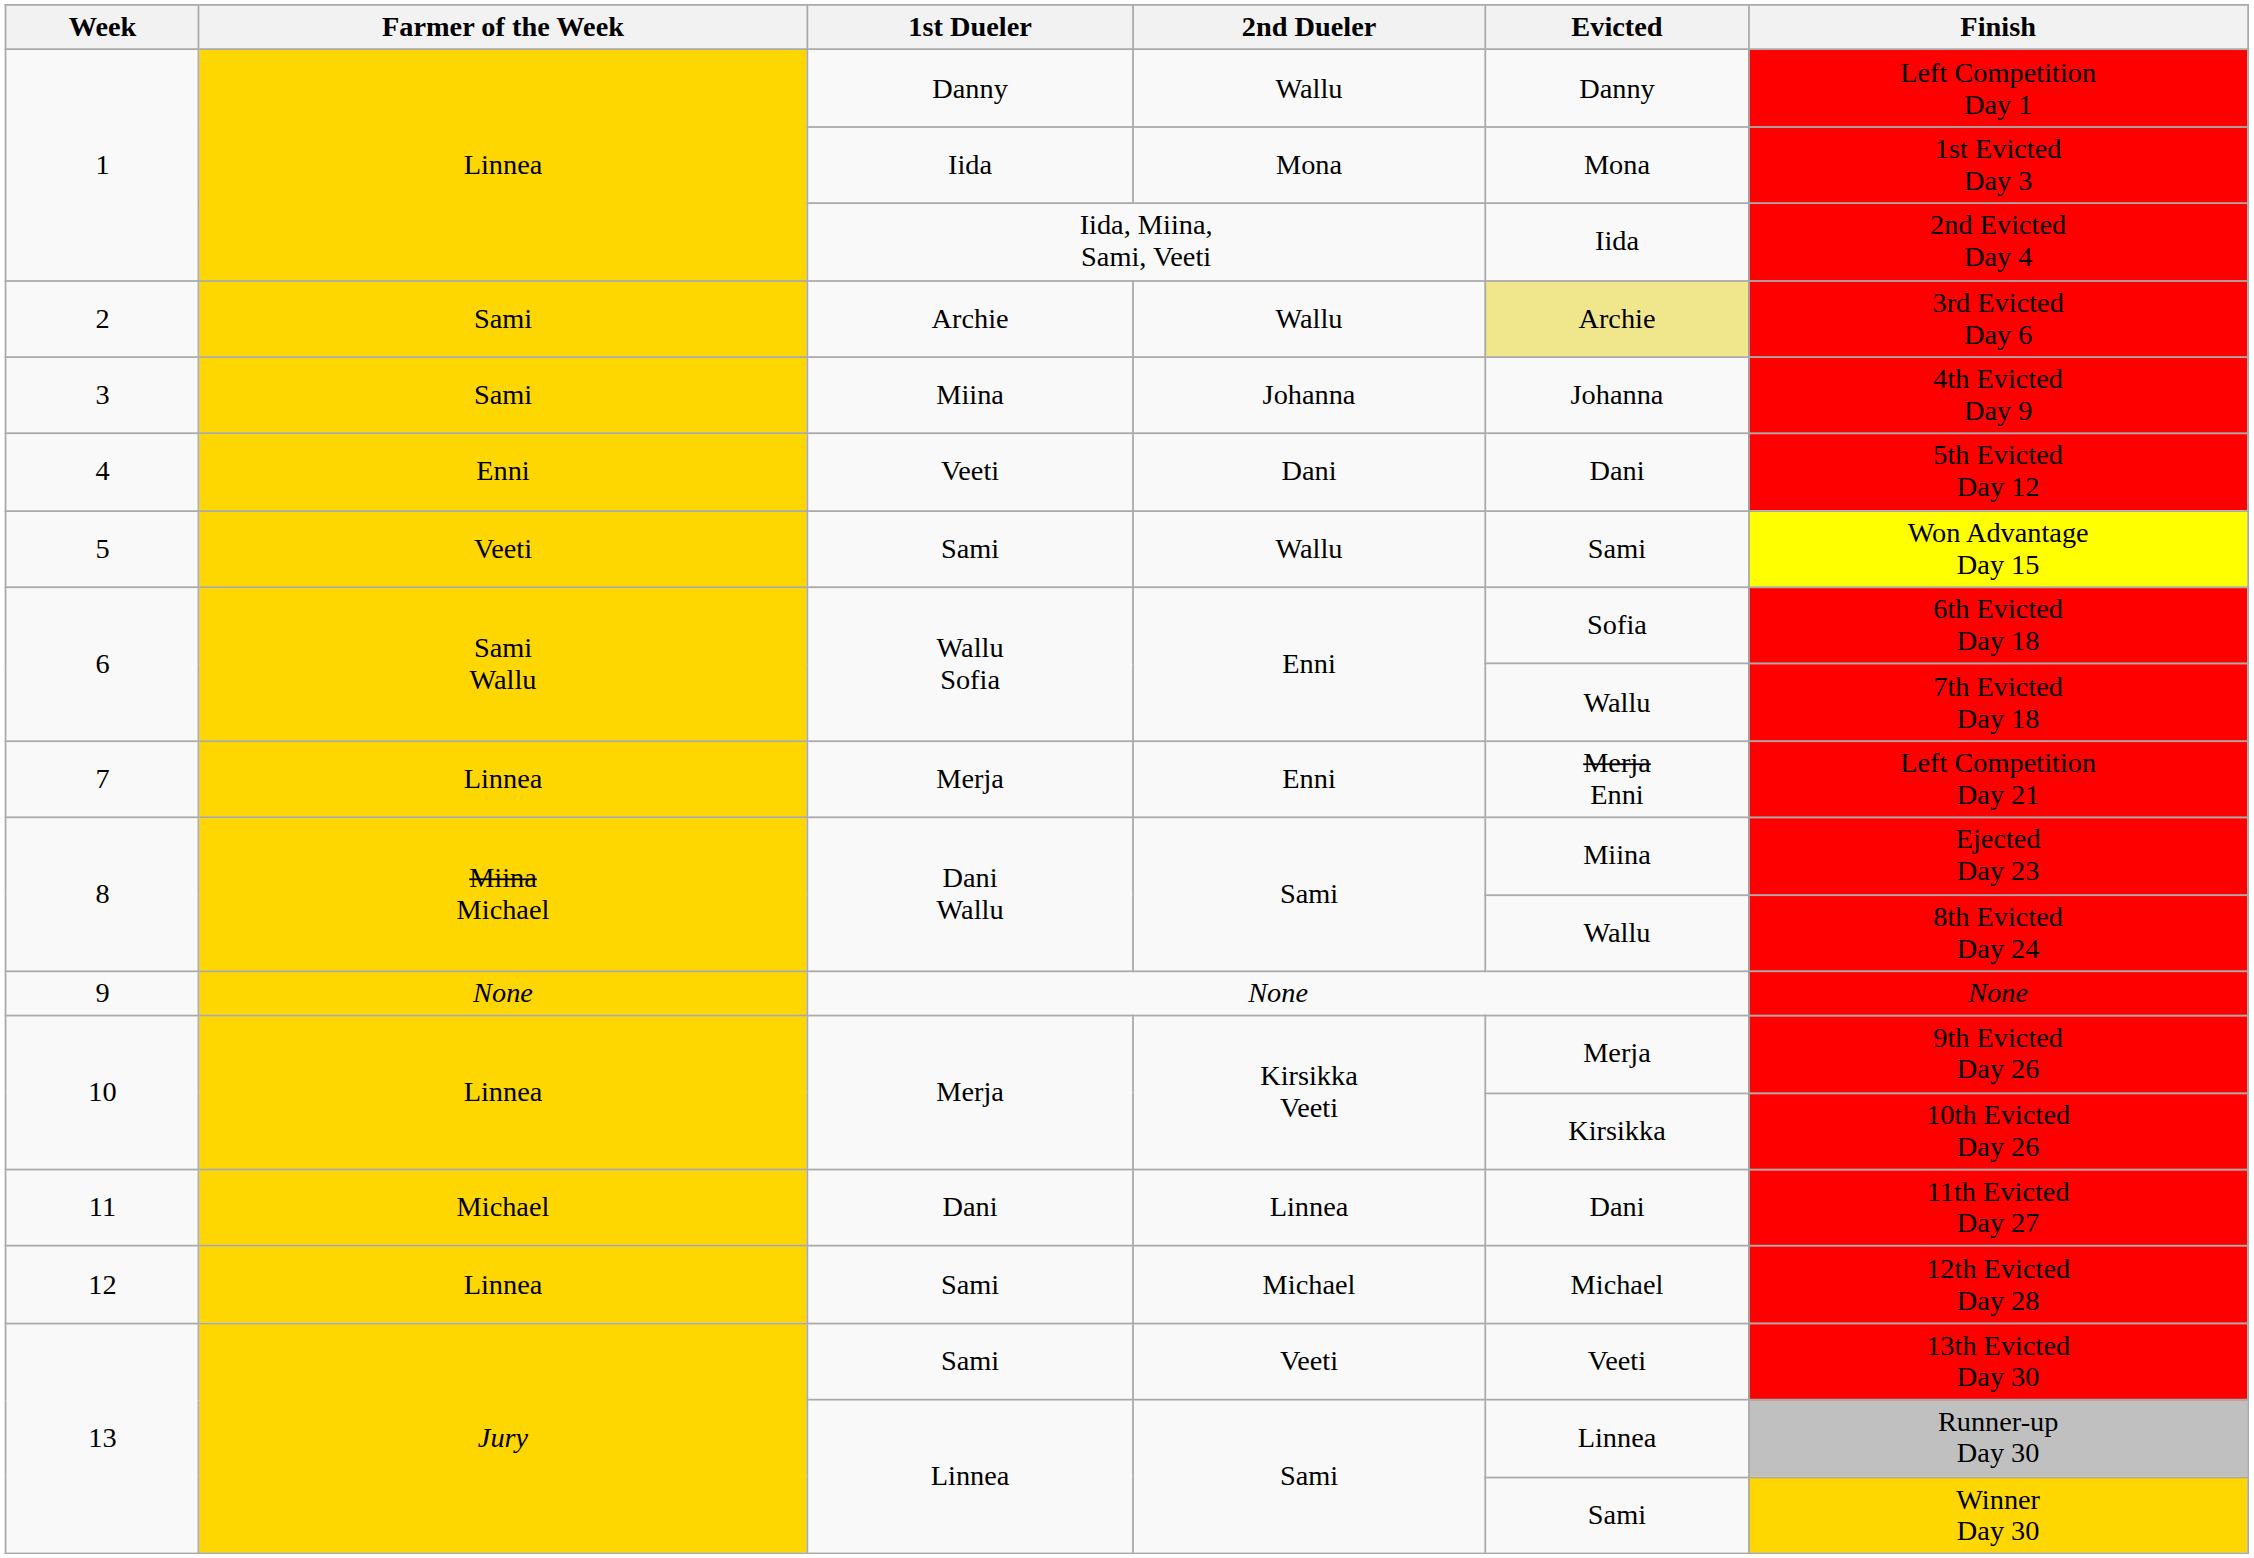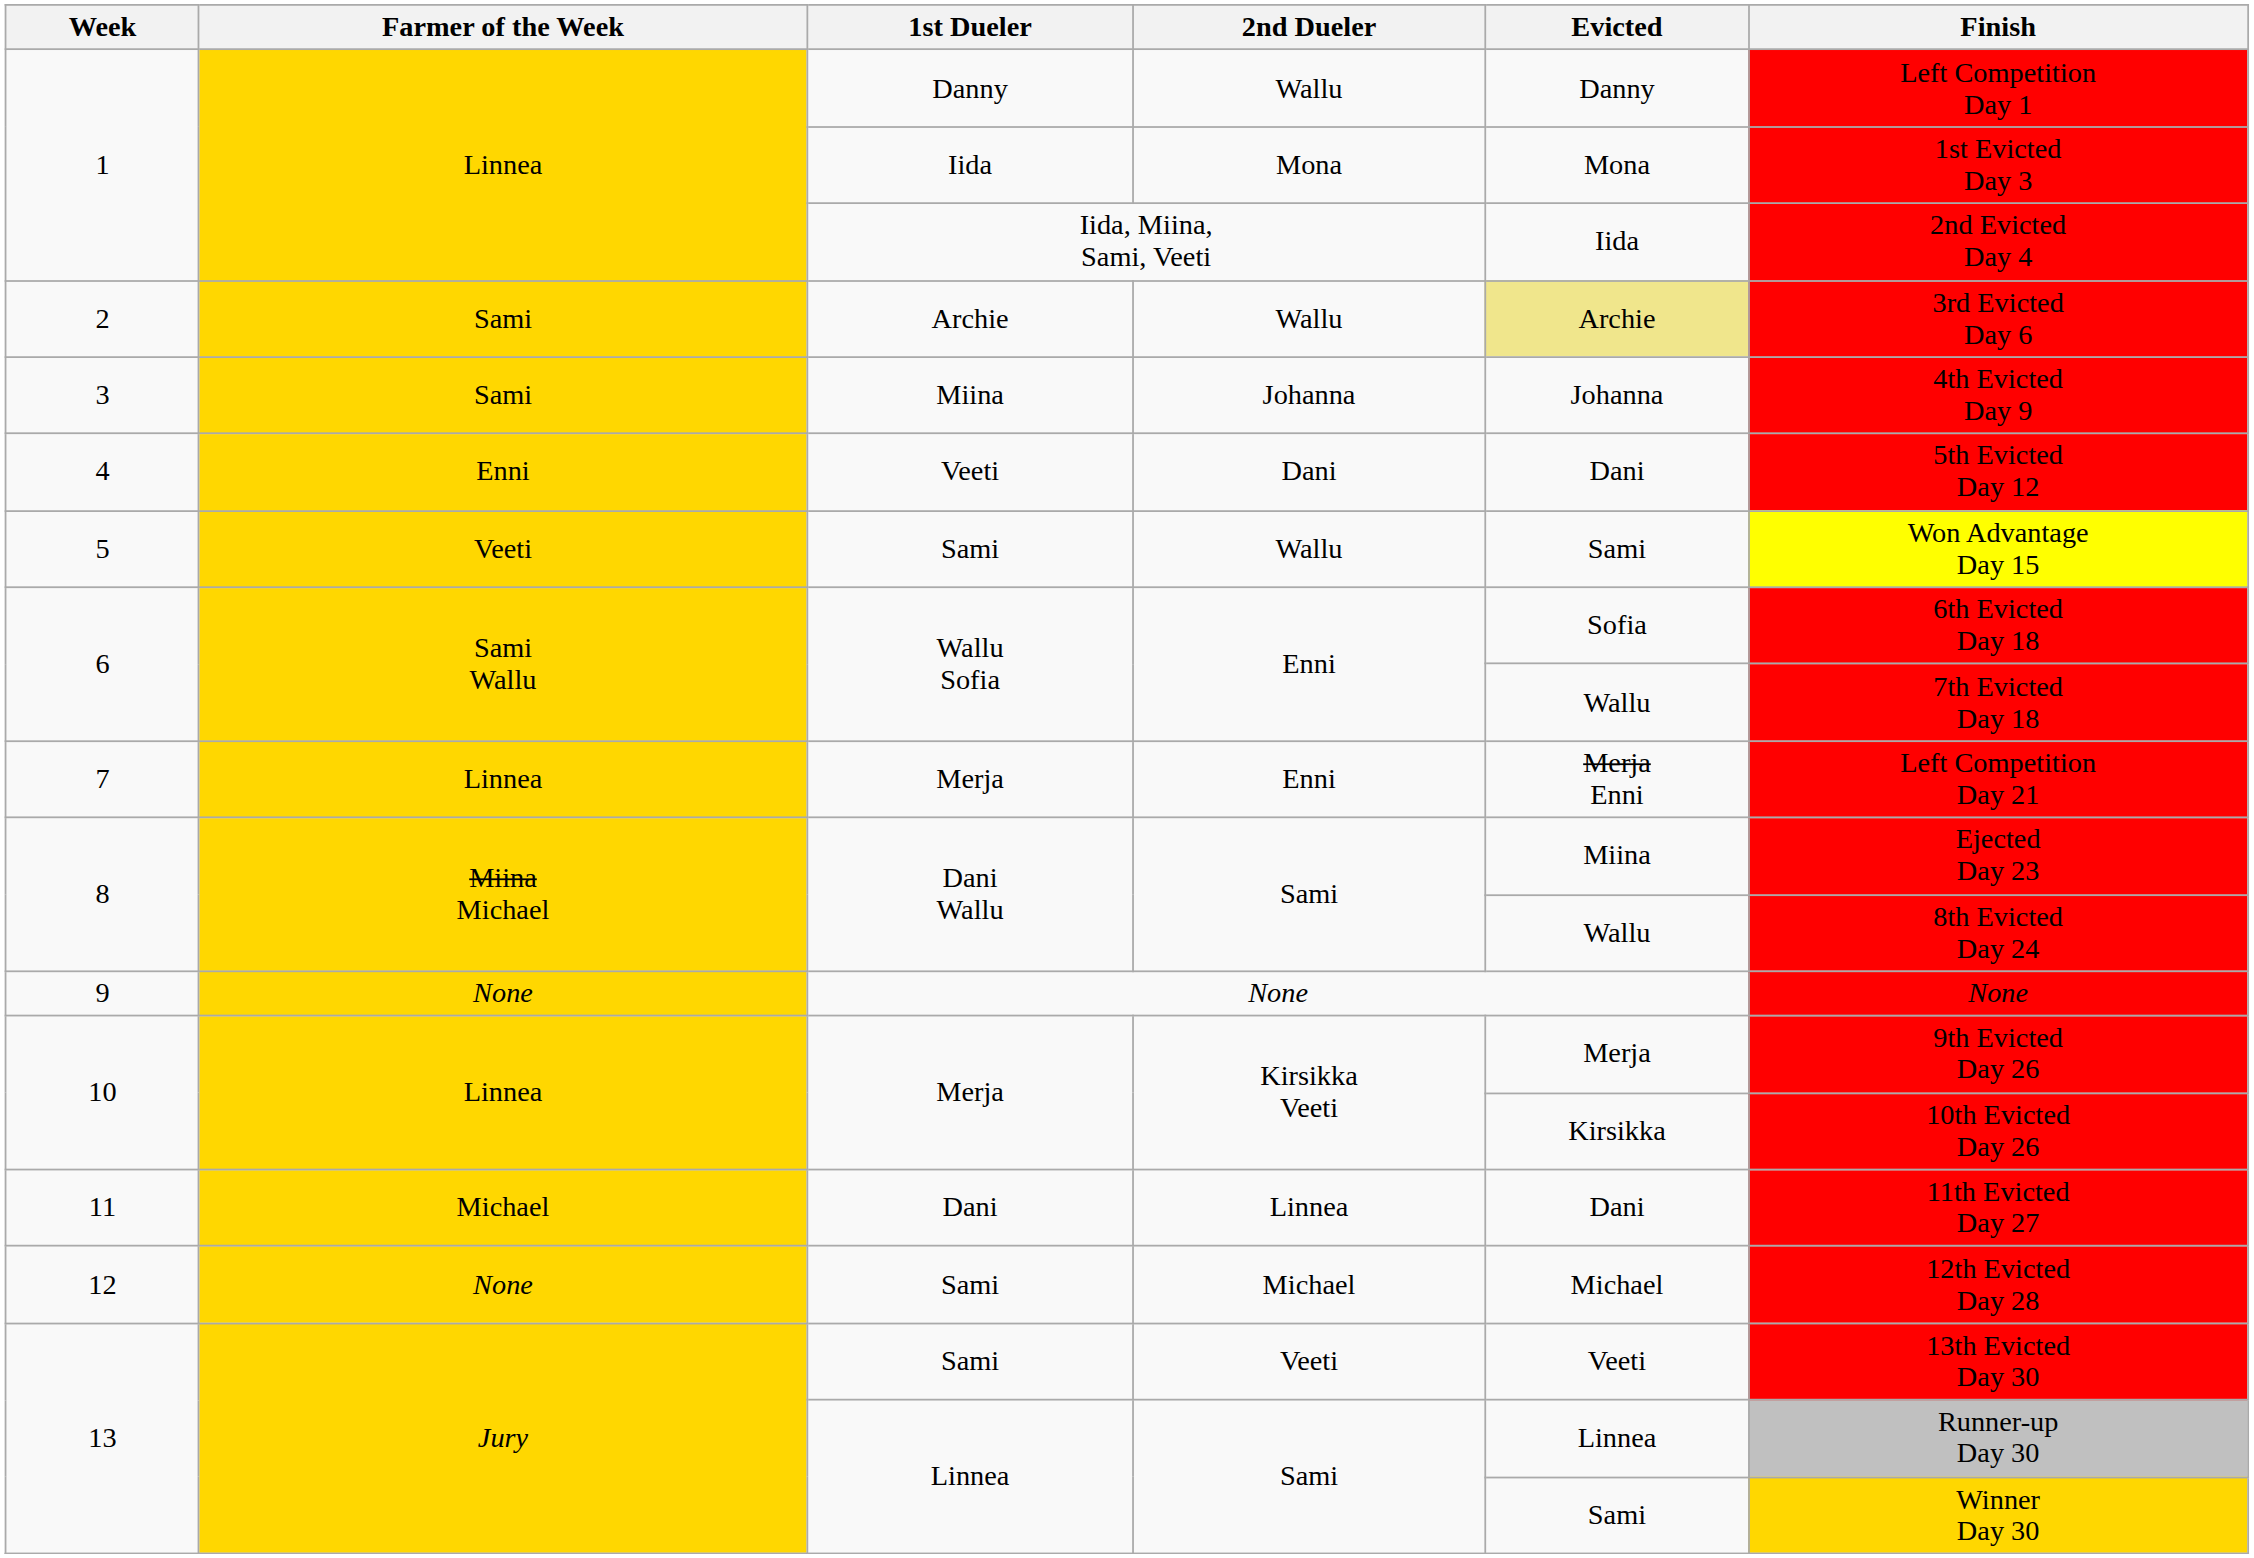(503, 1284) Linnea -> (503, 1284) None
